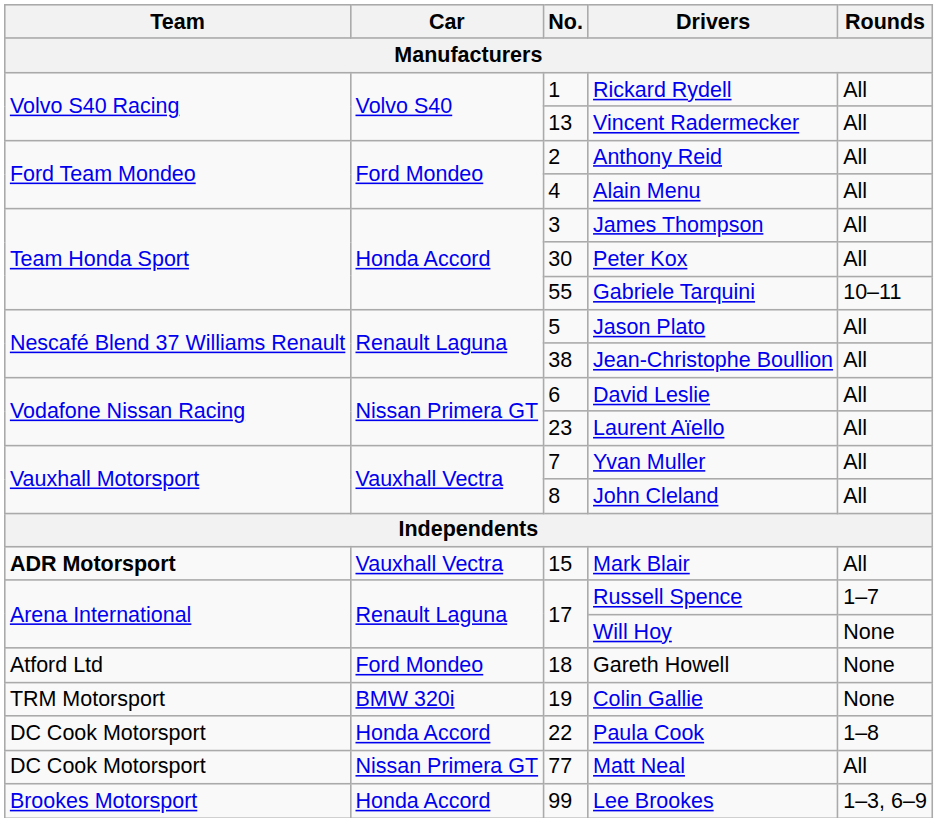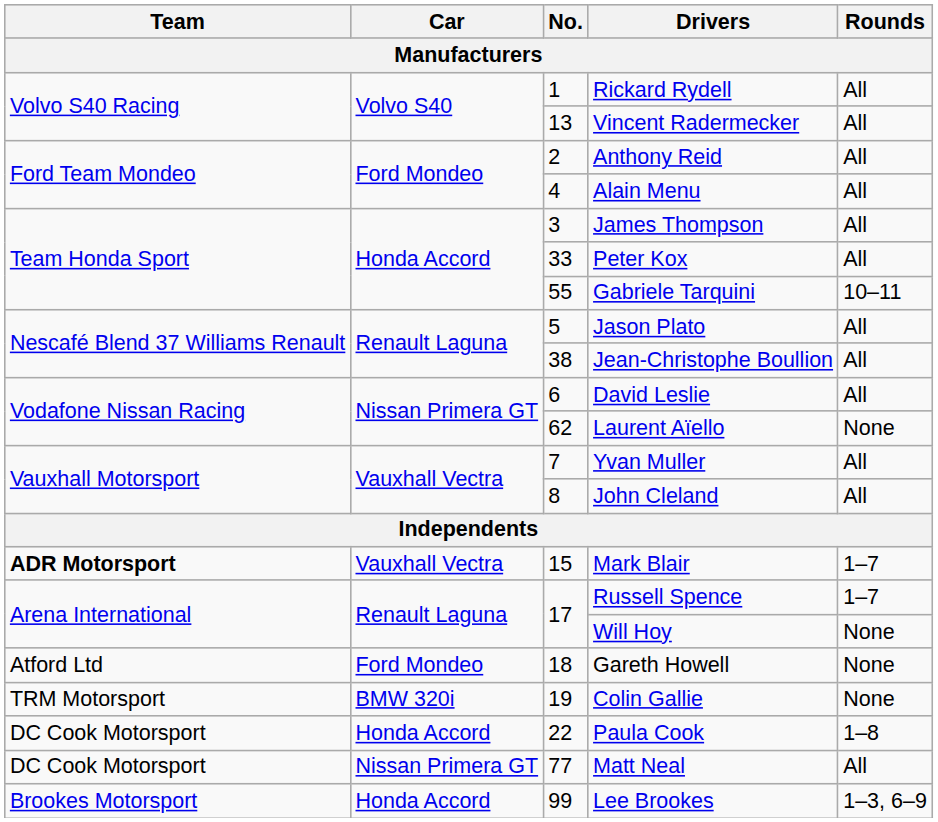(560, 258) 30 -> (560, 258) 33
(560, 428) 23 -> (560, 428) 62
(855, 428) All -> (869, 428) None
(855, 563) All -> (861, 563) 1–7
